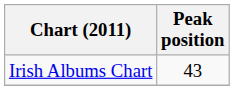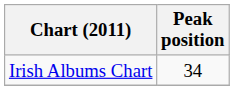(193, 70) 43 -> (193, 70) 34
